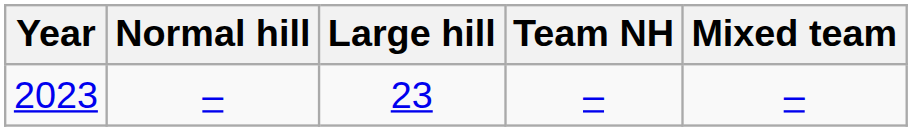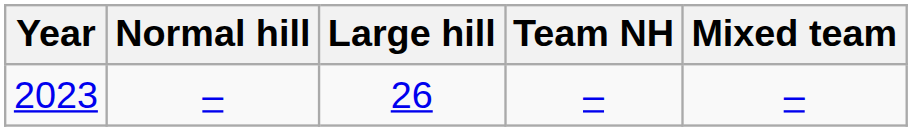(412, 94) 23 -> (412, 94) 26
